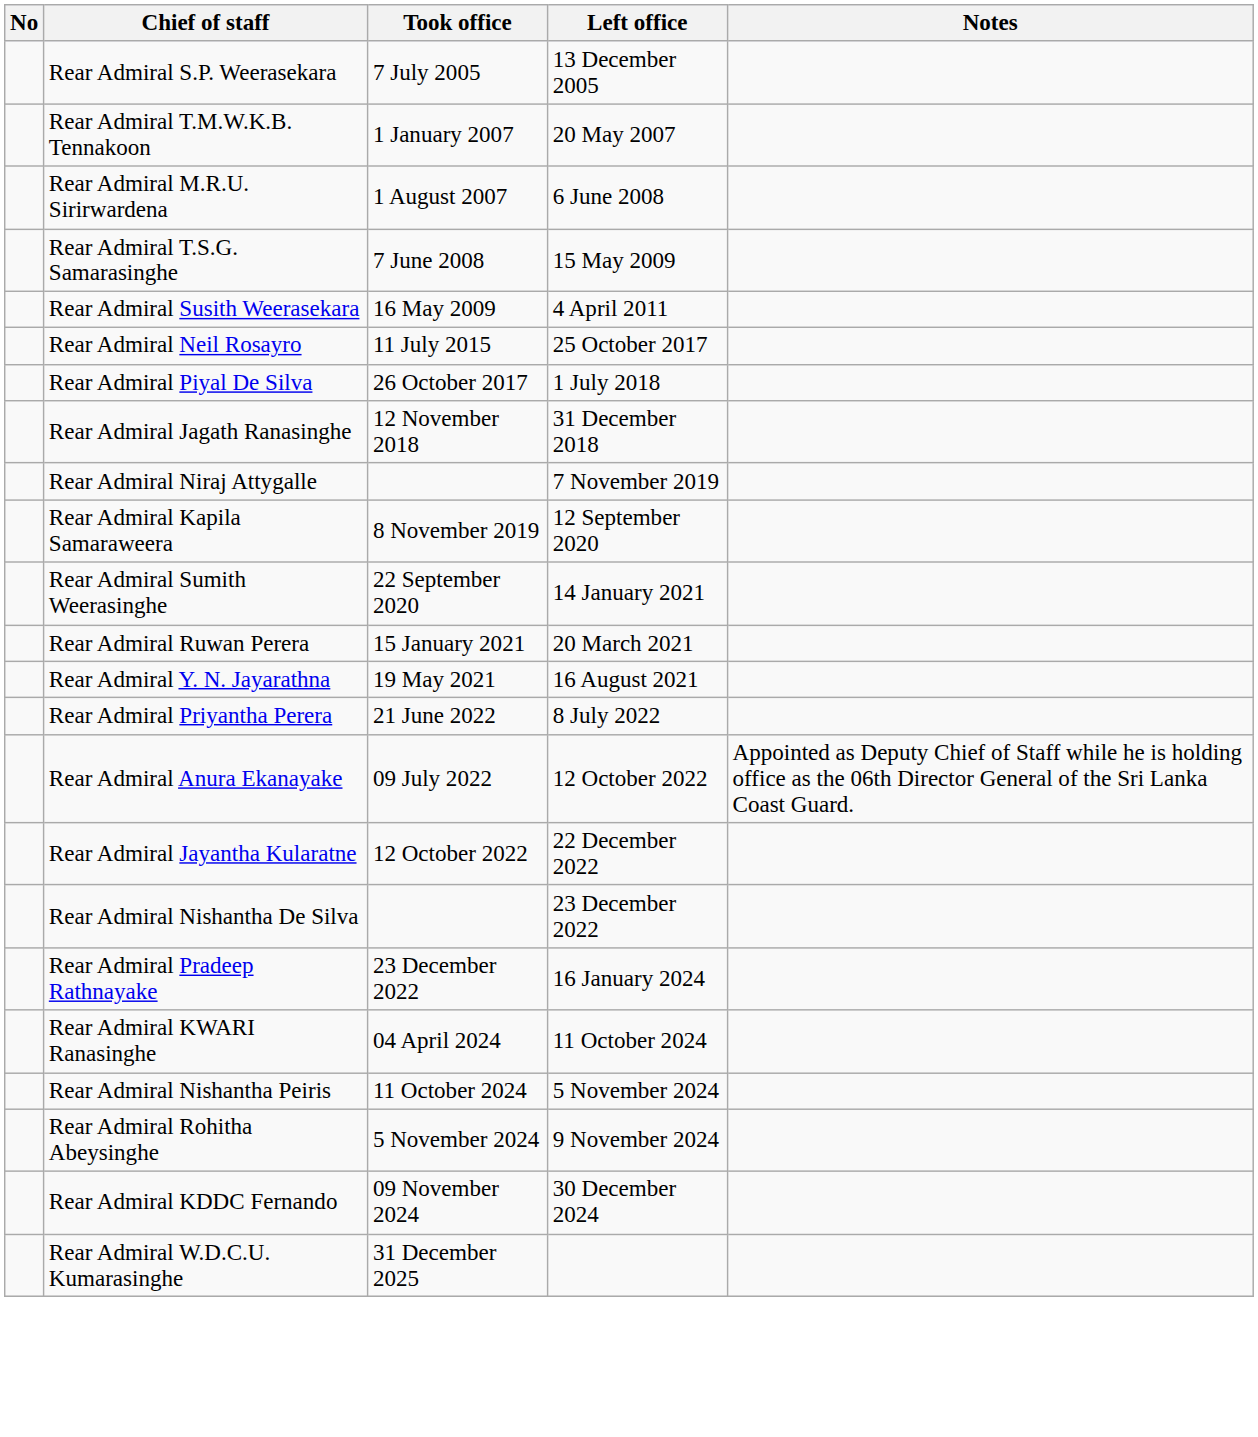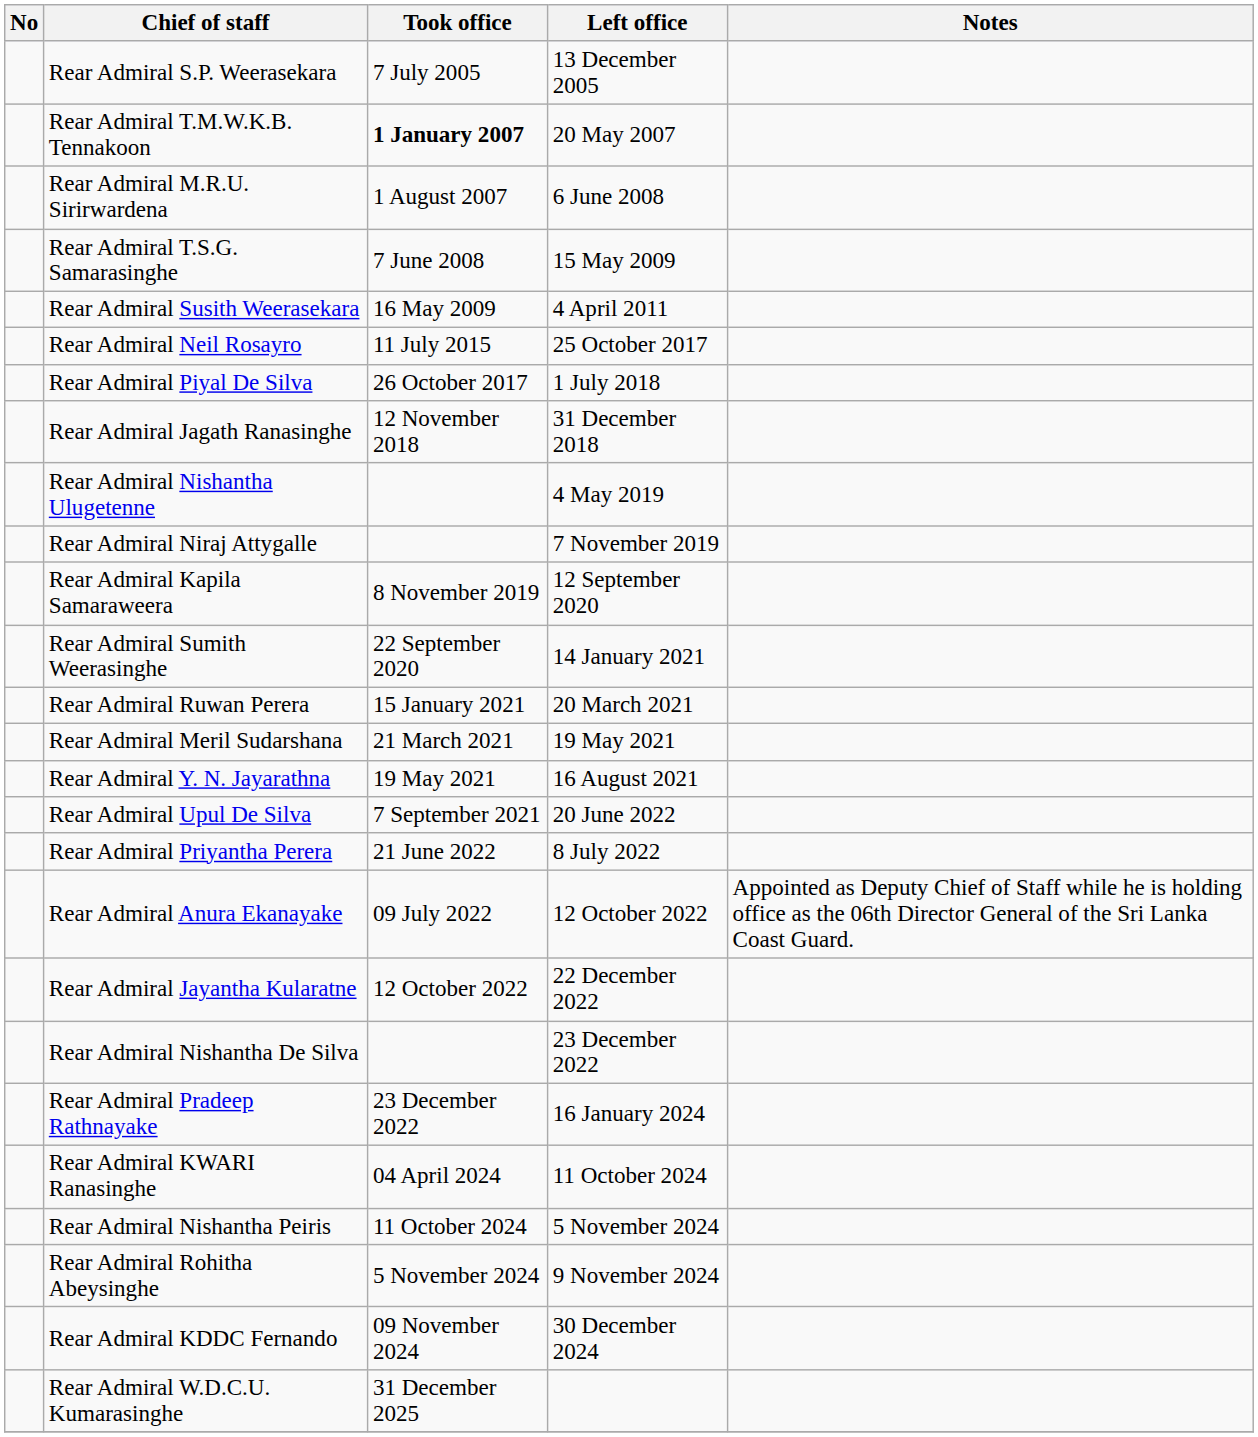(443, 134) normal -> (448, 134) bold
+ row: (161, 494)
+ row: (196, 741)
+ row: (180, 814)
